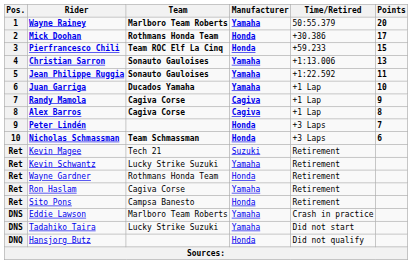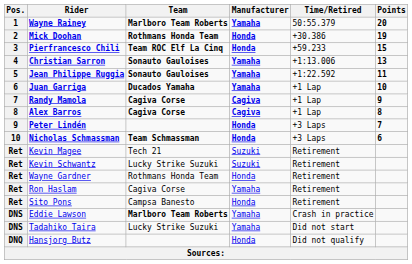(382, 37) 17 -> (382, 37) 19
(246, 164) Yamaha -> (246, 164) Suzuki
(178, 215) normal -> (178, 215) bold
